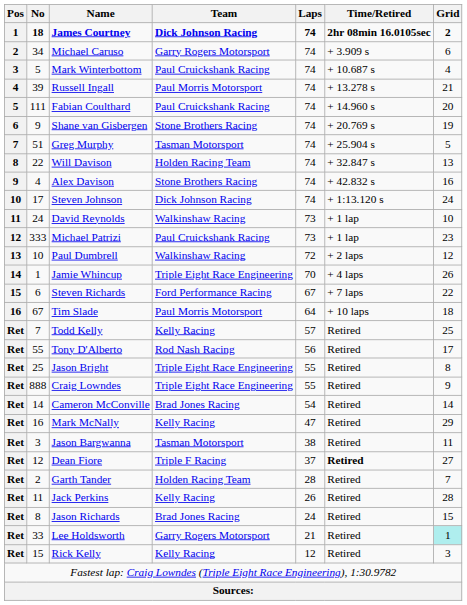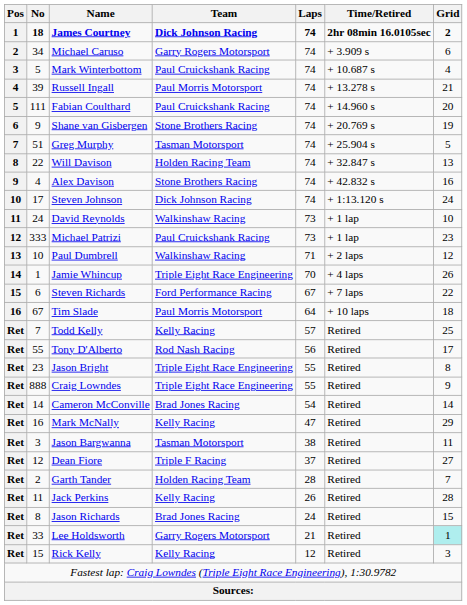(310, 255) 72 -> (310, 255) 71
(38, 367) 25 -> (38, 367) 23
(345, 460) bold -> (344, 460) normal
